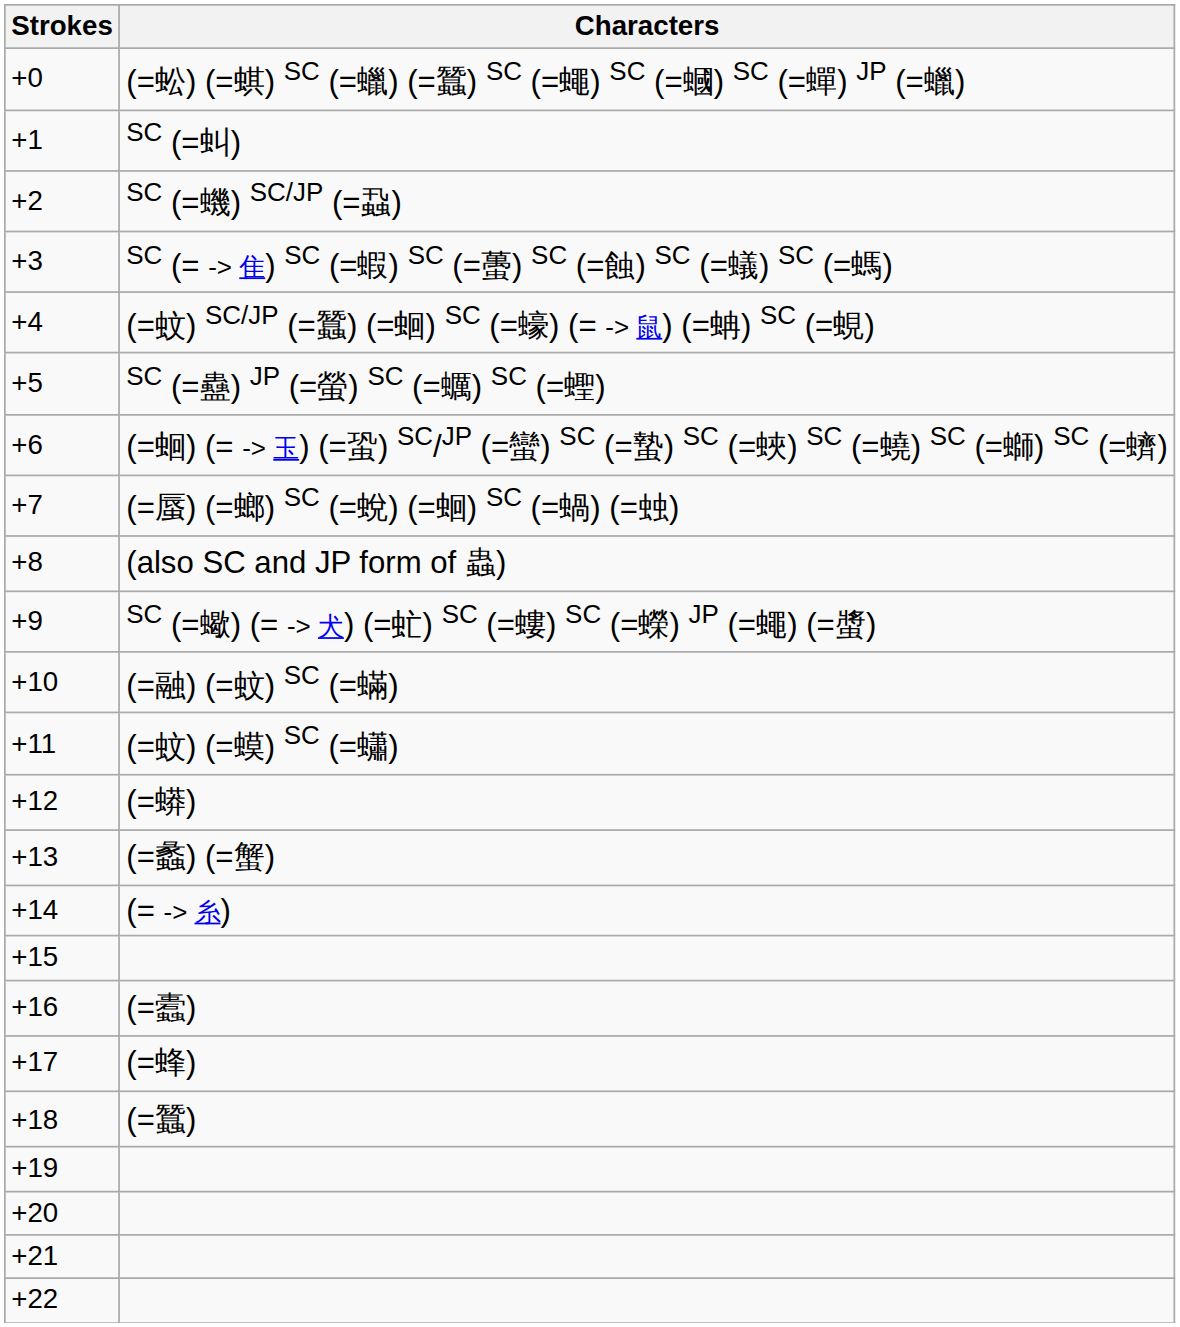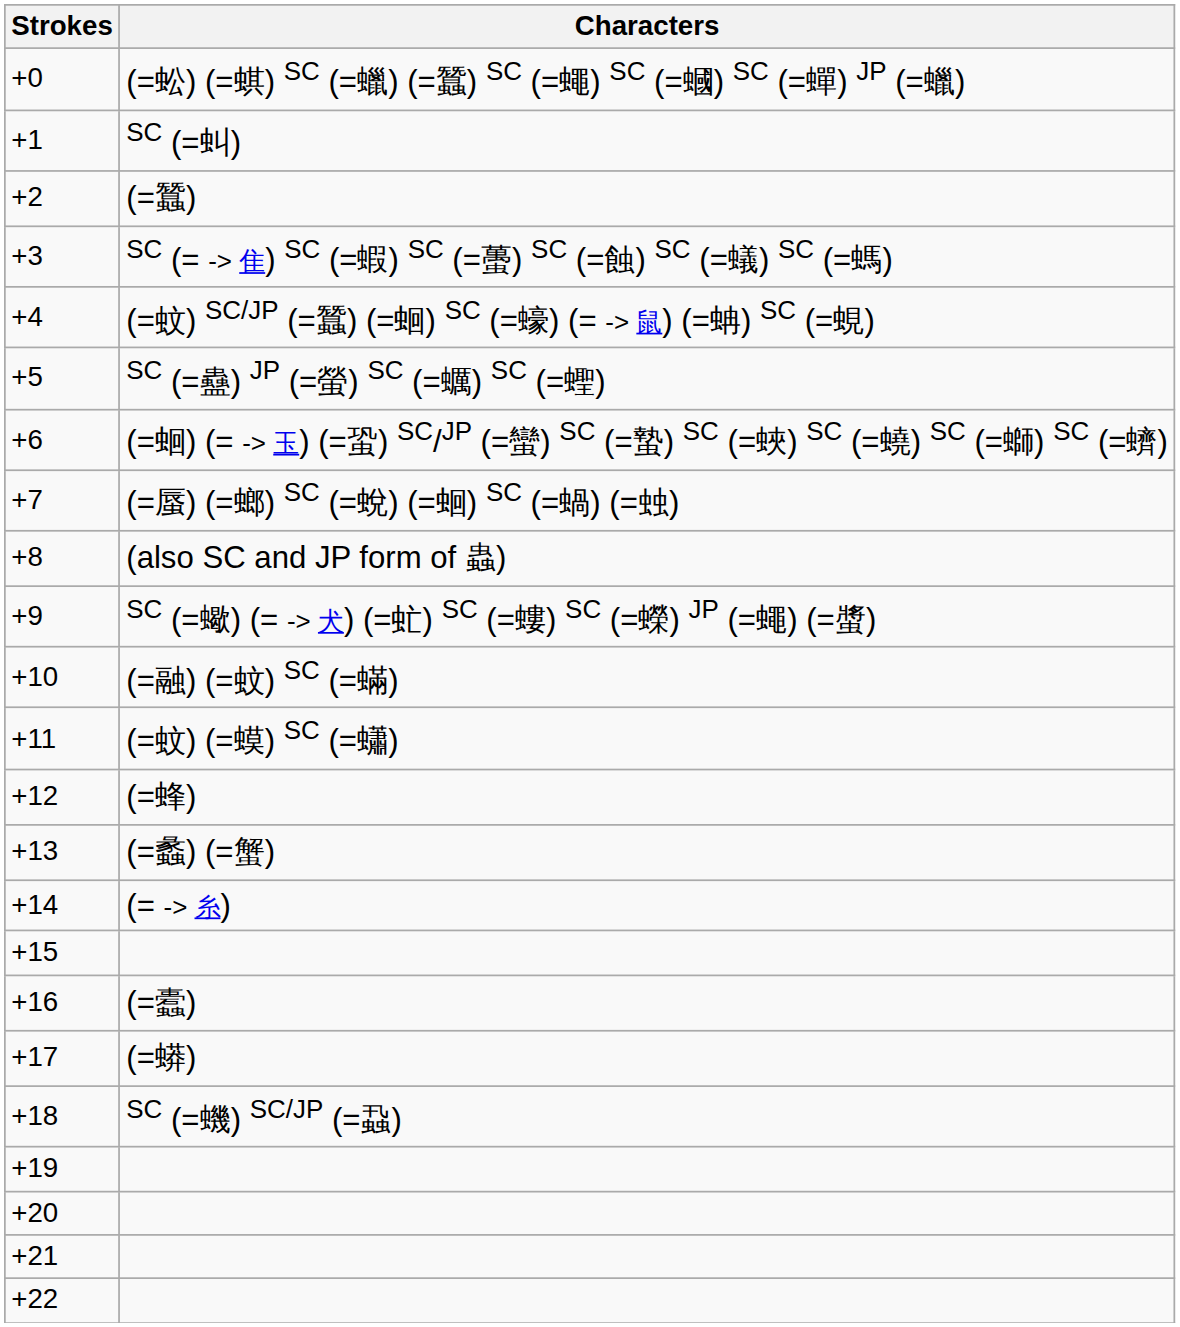(264, 199) SC (=蟣) SC/JP (=蝨) -> (161, 198) (=蠶)
(161, 802) (=蟒) -> (161, 797) (=蜂)
(161, 1063) (=蜂) -> (161, 1058) (=蟒)
(161, 1119) (=蠶) -> (264, 1115) SC (=蟣) SC/JP (=蝨)
